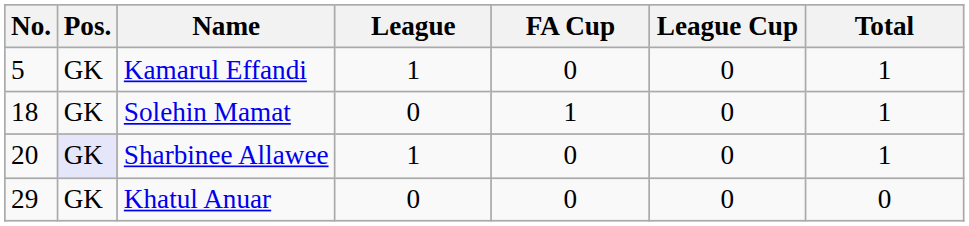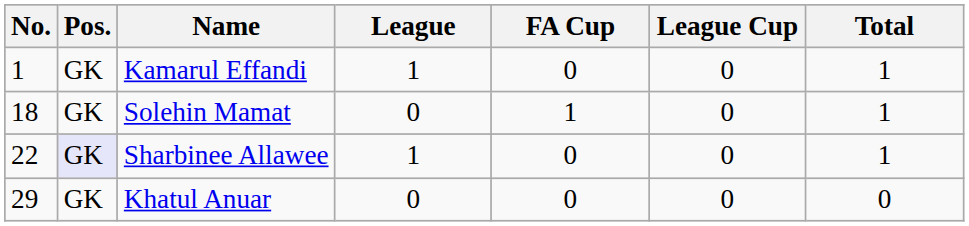(18, 69) 5 -> (18, 69) 1
(25, 155) 20 -> (25, 155) 22
